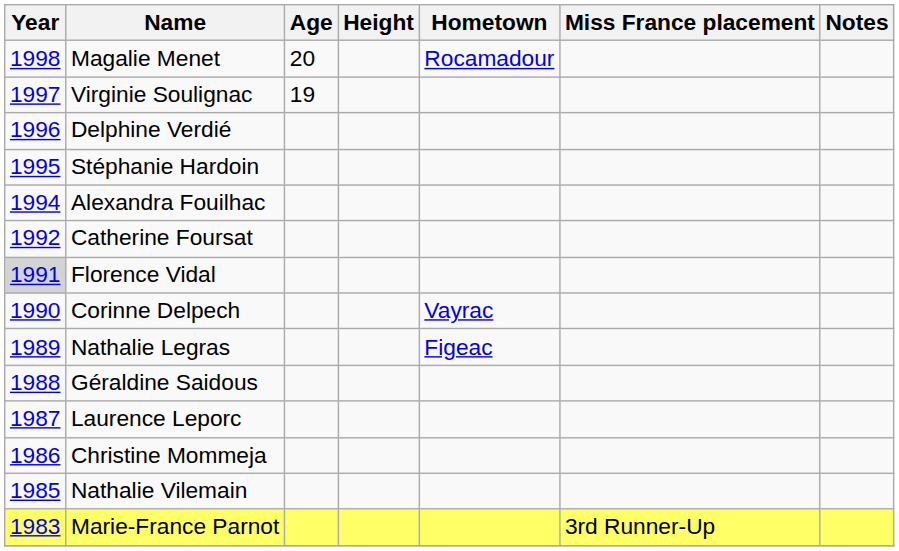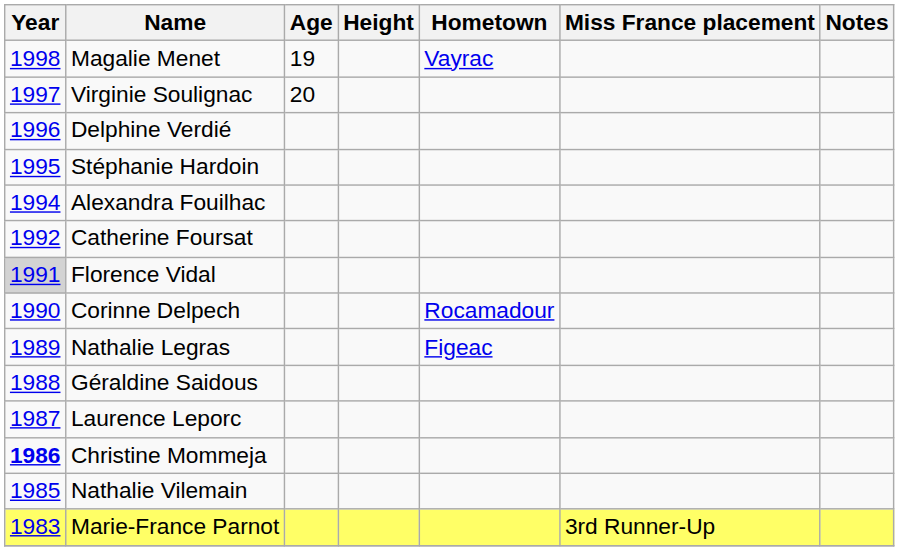(302, 58) 20 -> (302, 58) 19
(489, 58) Rocamadour -> (459, 58) Vayrac
(302, 94) 19 -> (302, 94) 20
(459, 310) Vayrac -> (489, 310) Rocamadour
(35, 454) normal -> (35, 454) bold
